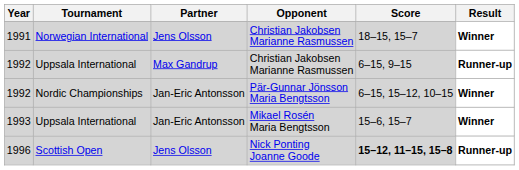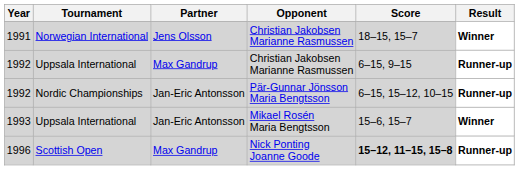(476, 93) Winner -> (485, 93) Runner-up
(182, 151) Jens Olsson -> (185, 151) Max Gandrup
